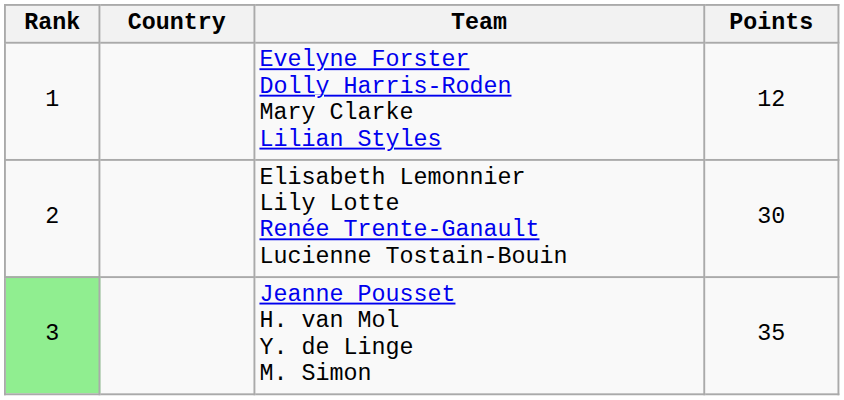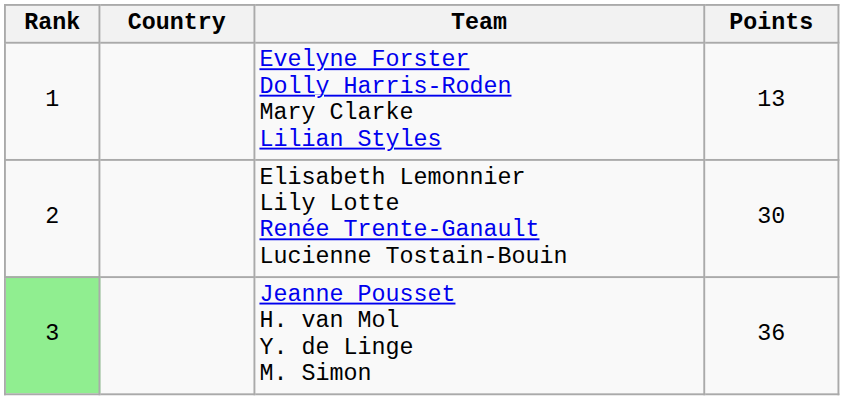(771, 102) 12 -> (771, 102) 13
(771, 336) 35 -> (771, 336) 36
